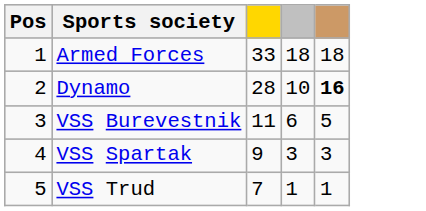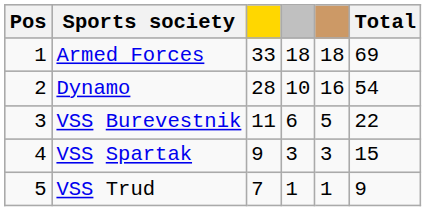+ column: (385, 22)
(332, 88) bold -> (332, 88) normal
